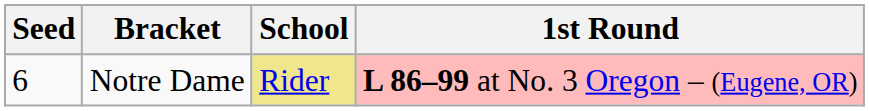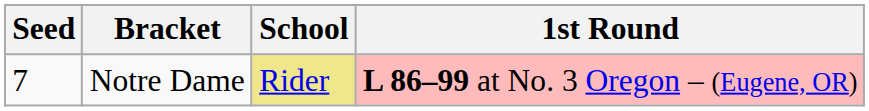(20, 79) 6 -> (20, 79) 7
